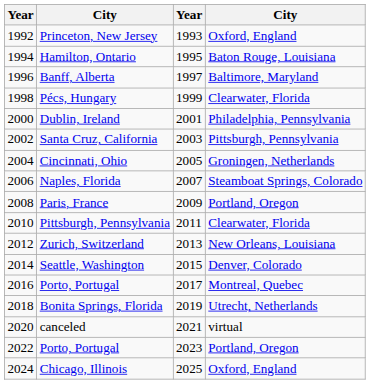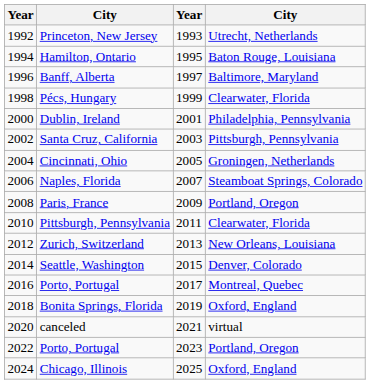(252, 35) Oxford, England -> (263, 35) Utrecht, Netherlands
(263, 306) Utrecht, Netherlands -> (252, 306) Oxford, England
